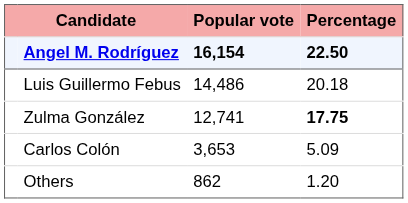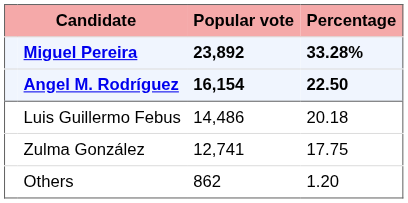+ row: (80, 52)
(327, 117) bold -> (327, 149) normal
- row: (72, 149)
